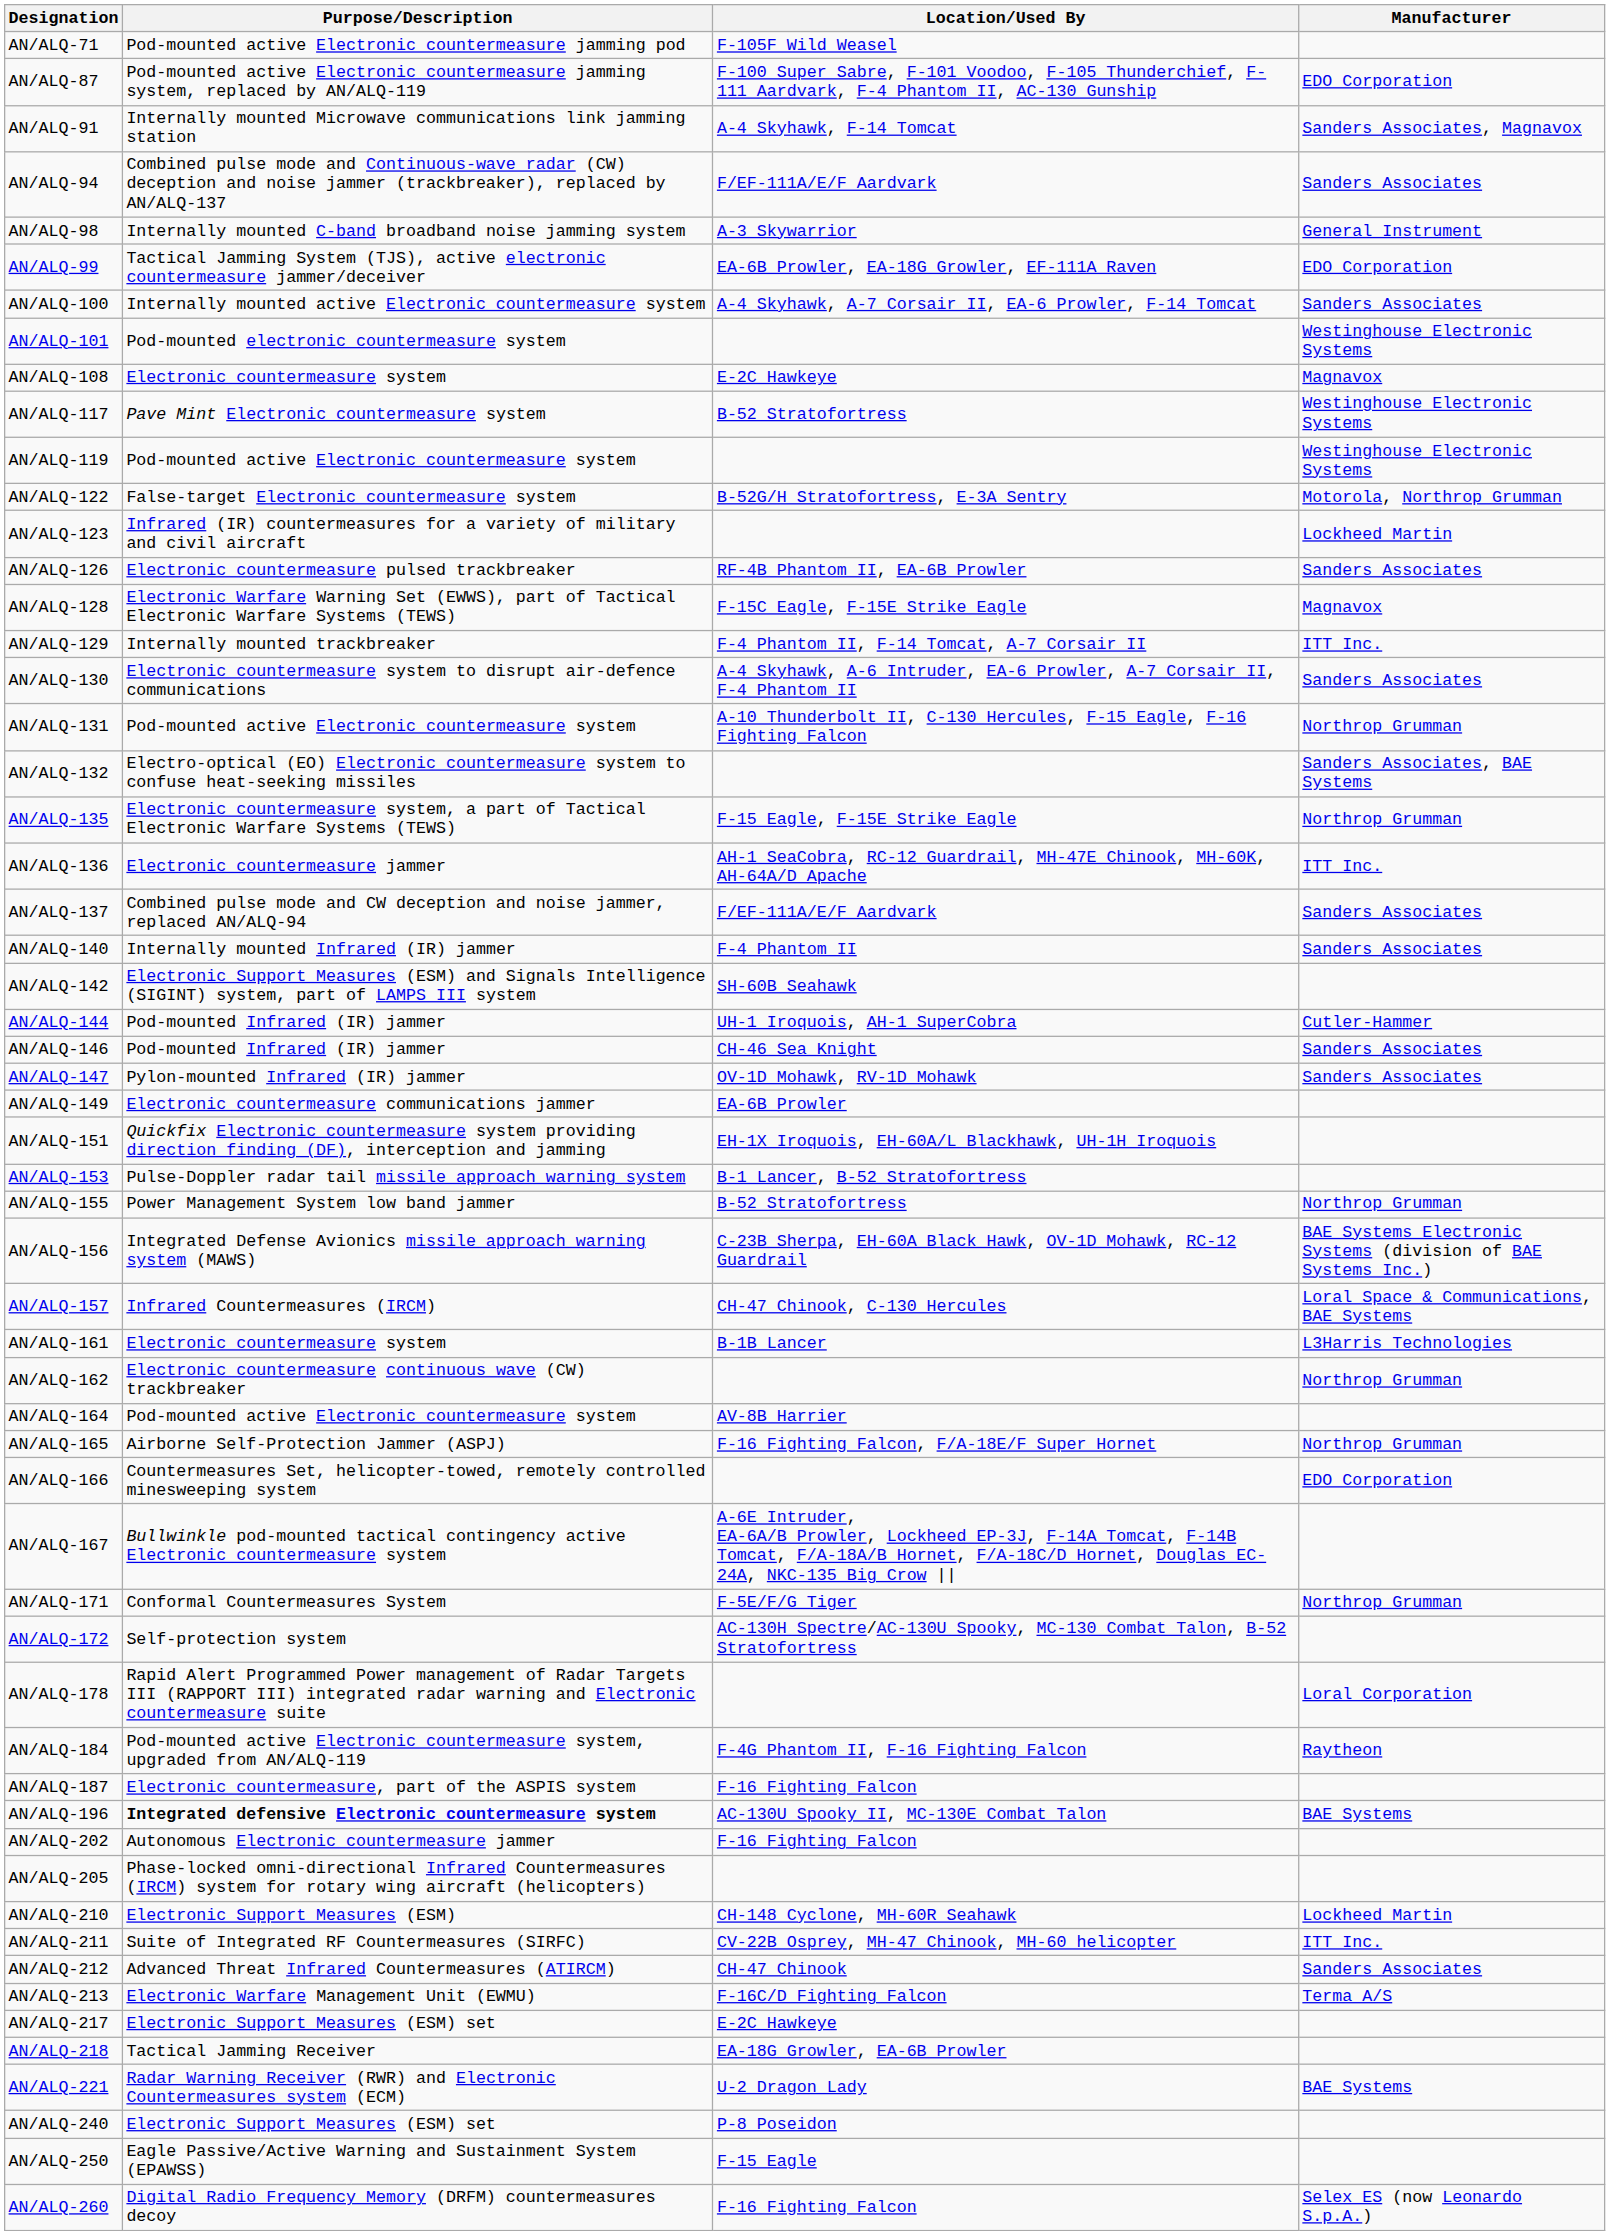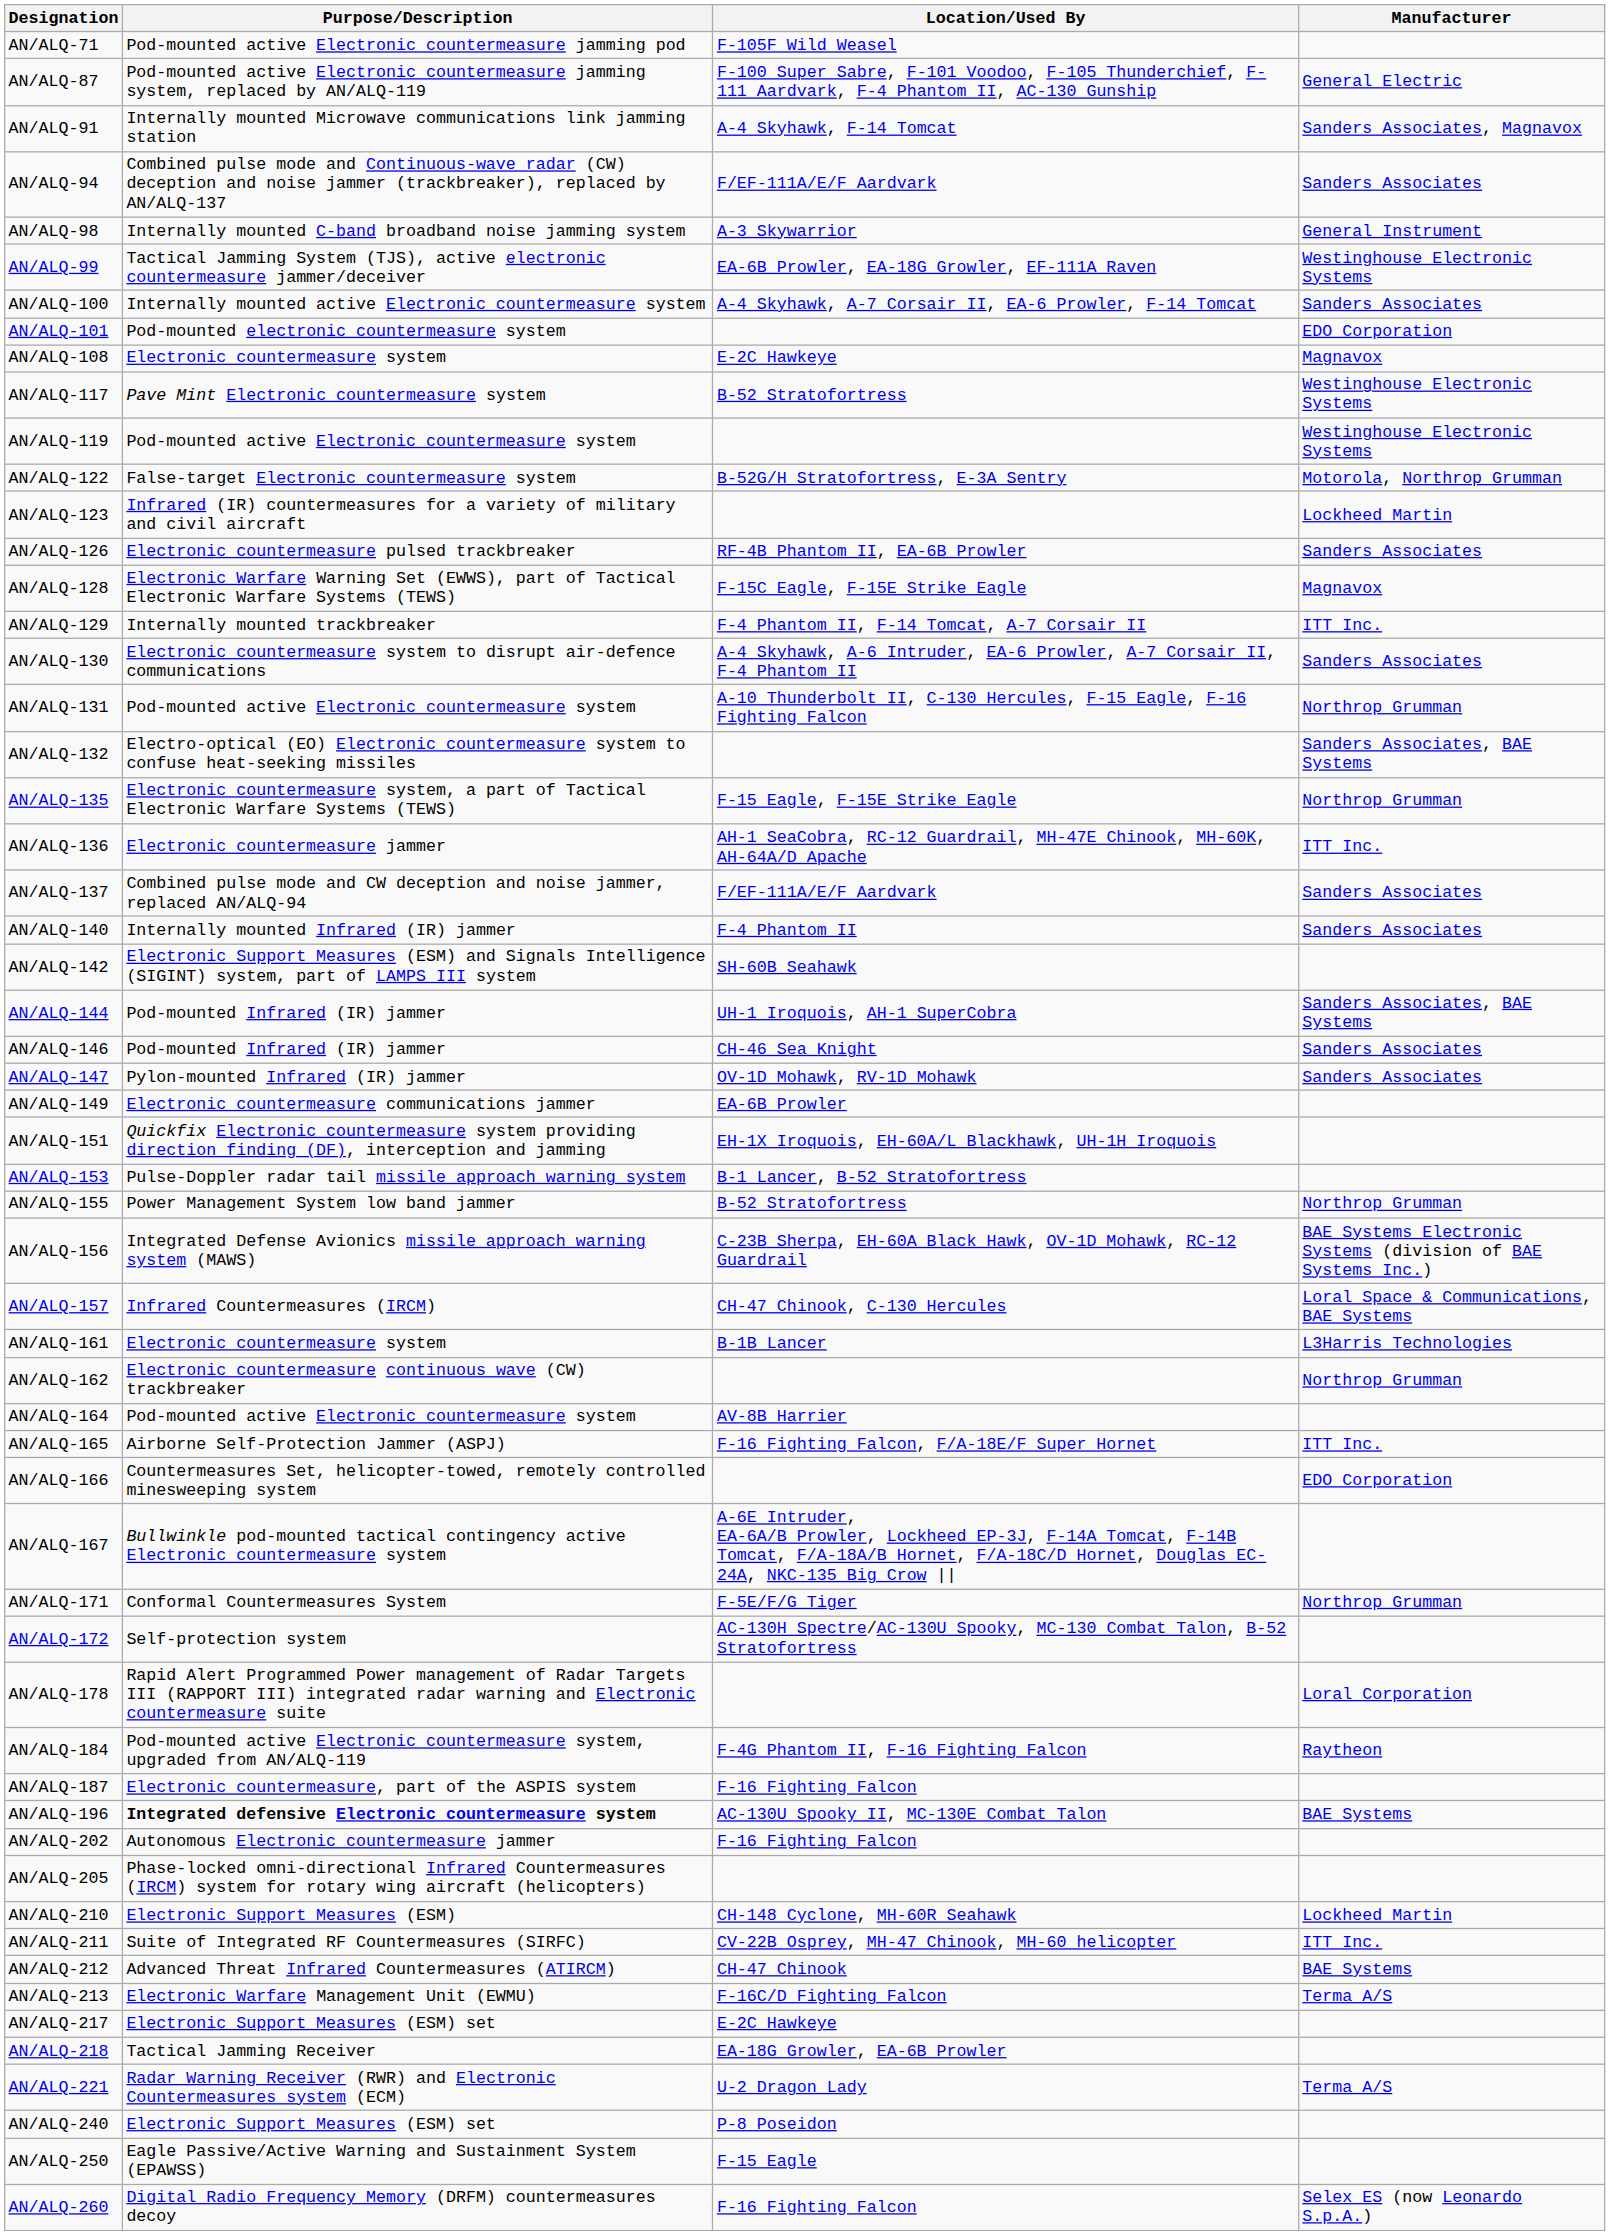(1377, 82) EDO Corporation -> (1382, 82) General Electric
(1377, 267) EDO Corporation -> (1417, 267) Westinghouse Electronic Systems
(1417, 341) Westinghouse Electronic Systems -> (1377, 331) EDO Corporation
(1367, 1023) Cutler-Hammer -> (1417, 1013) Sanders Associates, BAE Systems
(1382, 1444) Northrop Grumman -> (1342, 1444) ITT Inc.
(1392, 1969) Sanders Associates -> (1357, 1969) BAE Systems
(1357, 2087) BAE Systems -> (1347, 2087) Terma A/S
